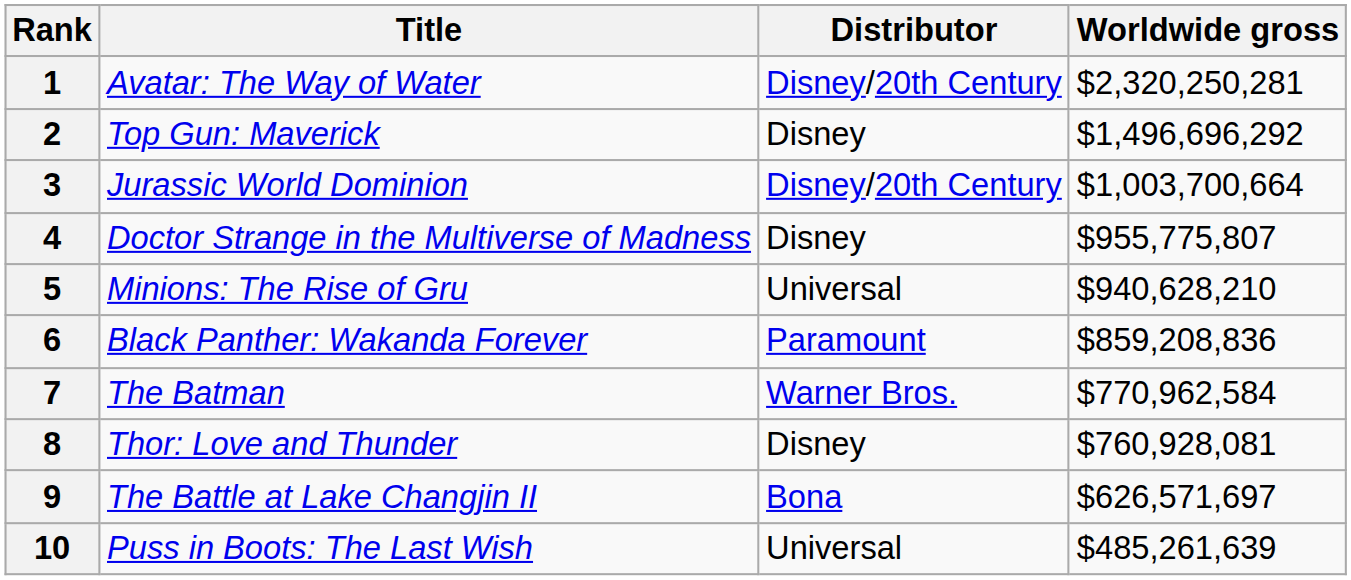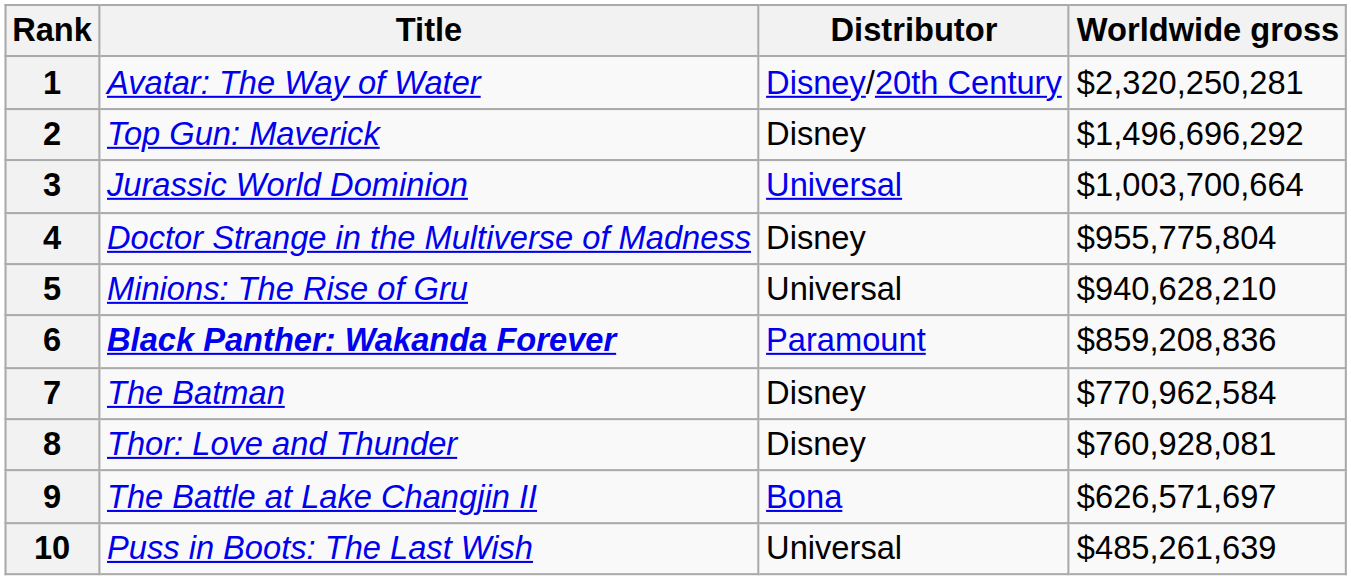(914, 185) Disney/20th Century -> (834, 185) Universal
(1177, 237) $955,775,807 -> (1177, 237) $955,775,804
(347, 340) normal -> (362, 340) bold
(862, 392) Warner Bros. -> (816, 392) Disney
